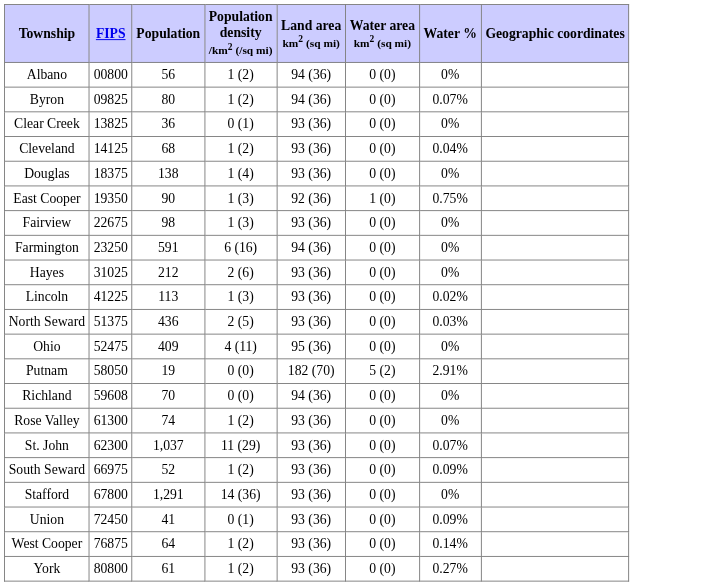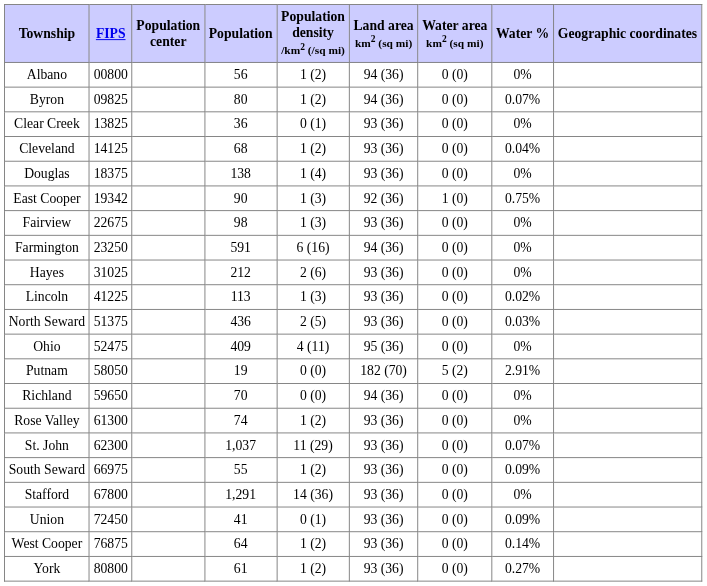+ column: (168, 33)
(111, 198) 19350 -> (111, 198) 19342
(111, 395) 59608 -> (111, 395) 59650
(168, 470) 52 -> (241, 470) 55
